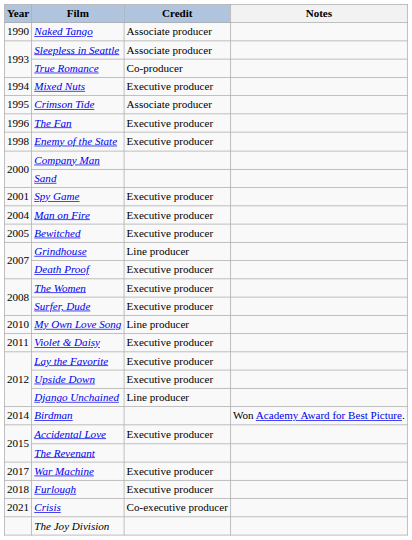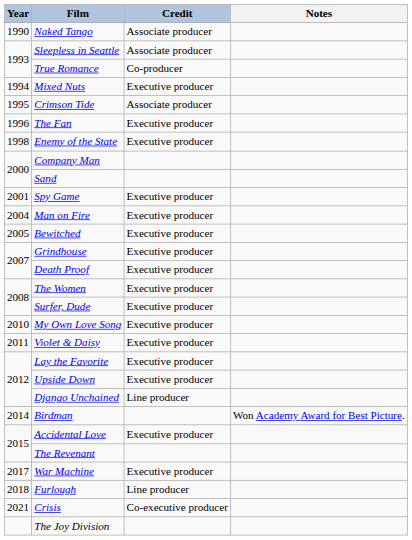(158, 251) Line producer -> (170, 251) Executive producer
(158, 324) Line producer -> (170, 324) Executive producer
(170, 489) Executive producer -> (158, 489) Line producer
